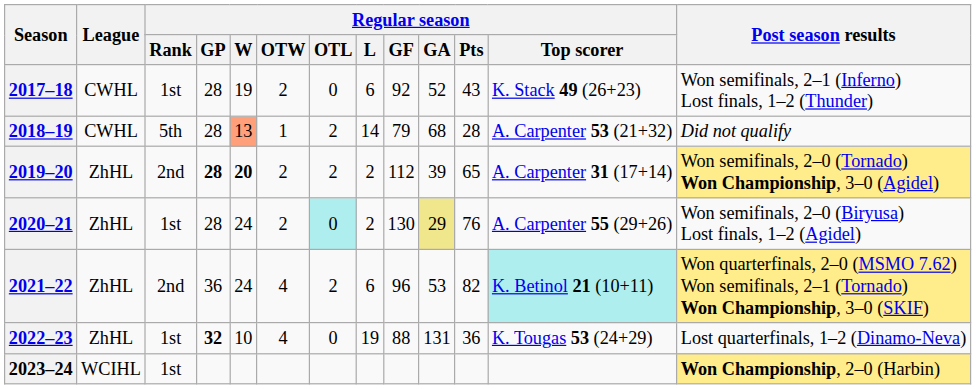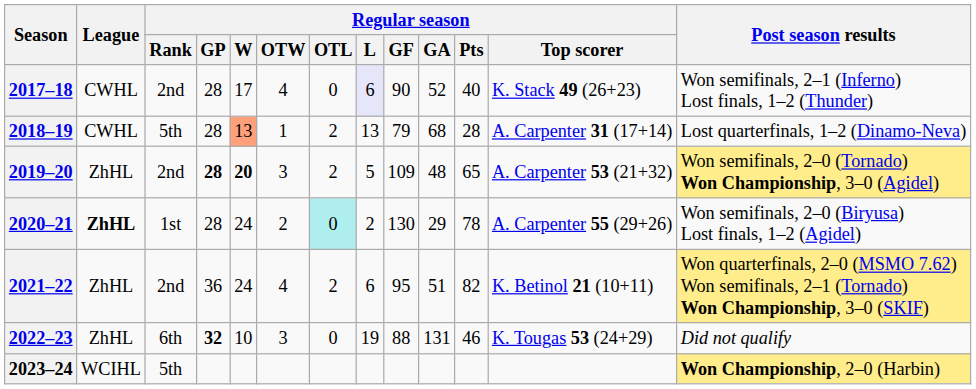(171, 90) 1st -> (171, 90) 2nd
(243, 90) 19 -> (243, 90) 17
(283, 90) 2 -> (283, 90) 4
(370, 90) no background -> (370, 90) lavender background
(401, 90) 92 -> (401, 90) 90
(471, 90) 43 -> (471, 90) 40
(370, 131) 14 -> (370, 131) 13
(582, 131) A. Carpenter 53 (21+32) -> (582, 131) A. Carpenter 31 (17+14)
(736, 131) Did not qualify -> (823, 131) Lost quarterfinals, 1–2 (Dinamo-Neva)
(283, 172) 2 -> (283, 172) 3
(370, 172) 2 -> (370, 172) 5
(401, 172) 112 -> (401, 172) 109
(437, 172) 39 -> (437, 172) 48
(582, 172) A. Carpenter 31 (17+14) -> (582, 172) A. Carpenter 53 (21+32)
(111, 224) normal -> (111, 224) bold
(437, 224) khaki background -> (437, 224) no background
(471, 224) 76 -> (471, 224) 78
(401, 286) 96 -> (401, 286) 95
(437, 286) 53 -> (437, 286) 51
(573, 286) paleturquoise background -> (573, 286) no background
(171, 338) 1st -> (171, 338) 6th
(283, 338) 4 -> (283, 338) 3
(471, 338) 36 -> (471, 338) 46
(823, 338) Lost quarterfinals, 1–2 (Dinamo-Neva) -> (736, 338) Did not qualify
(171, 368) 1st -> (171, 368) 5th
